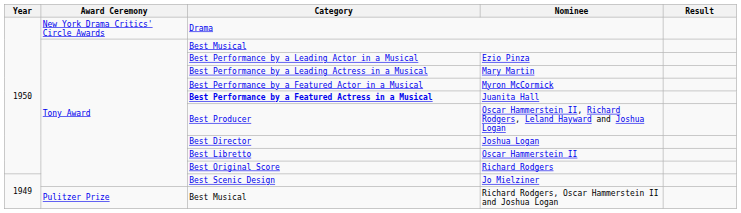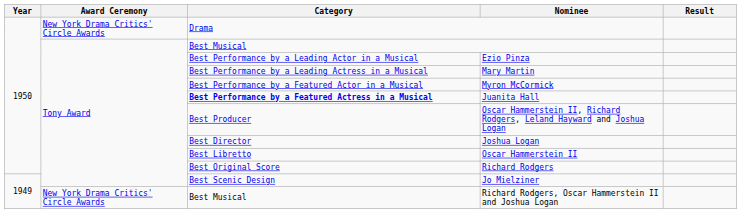(76, 198) Pulitzer Prize -> (98, 198) New York Drama Critics' Circle Awards
